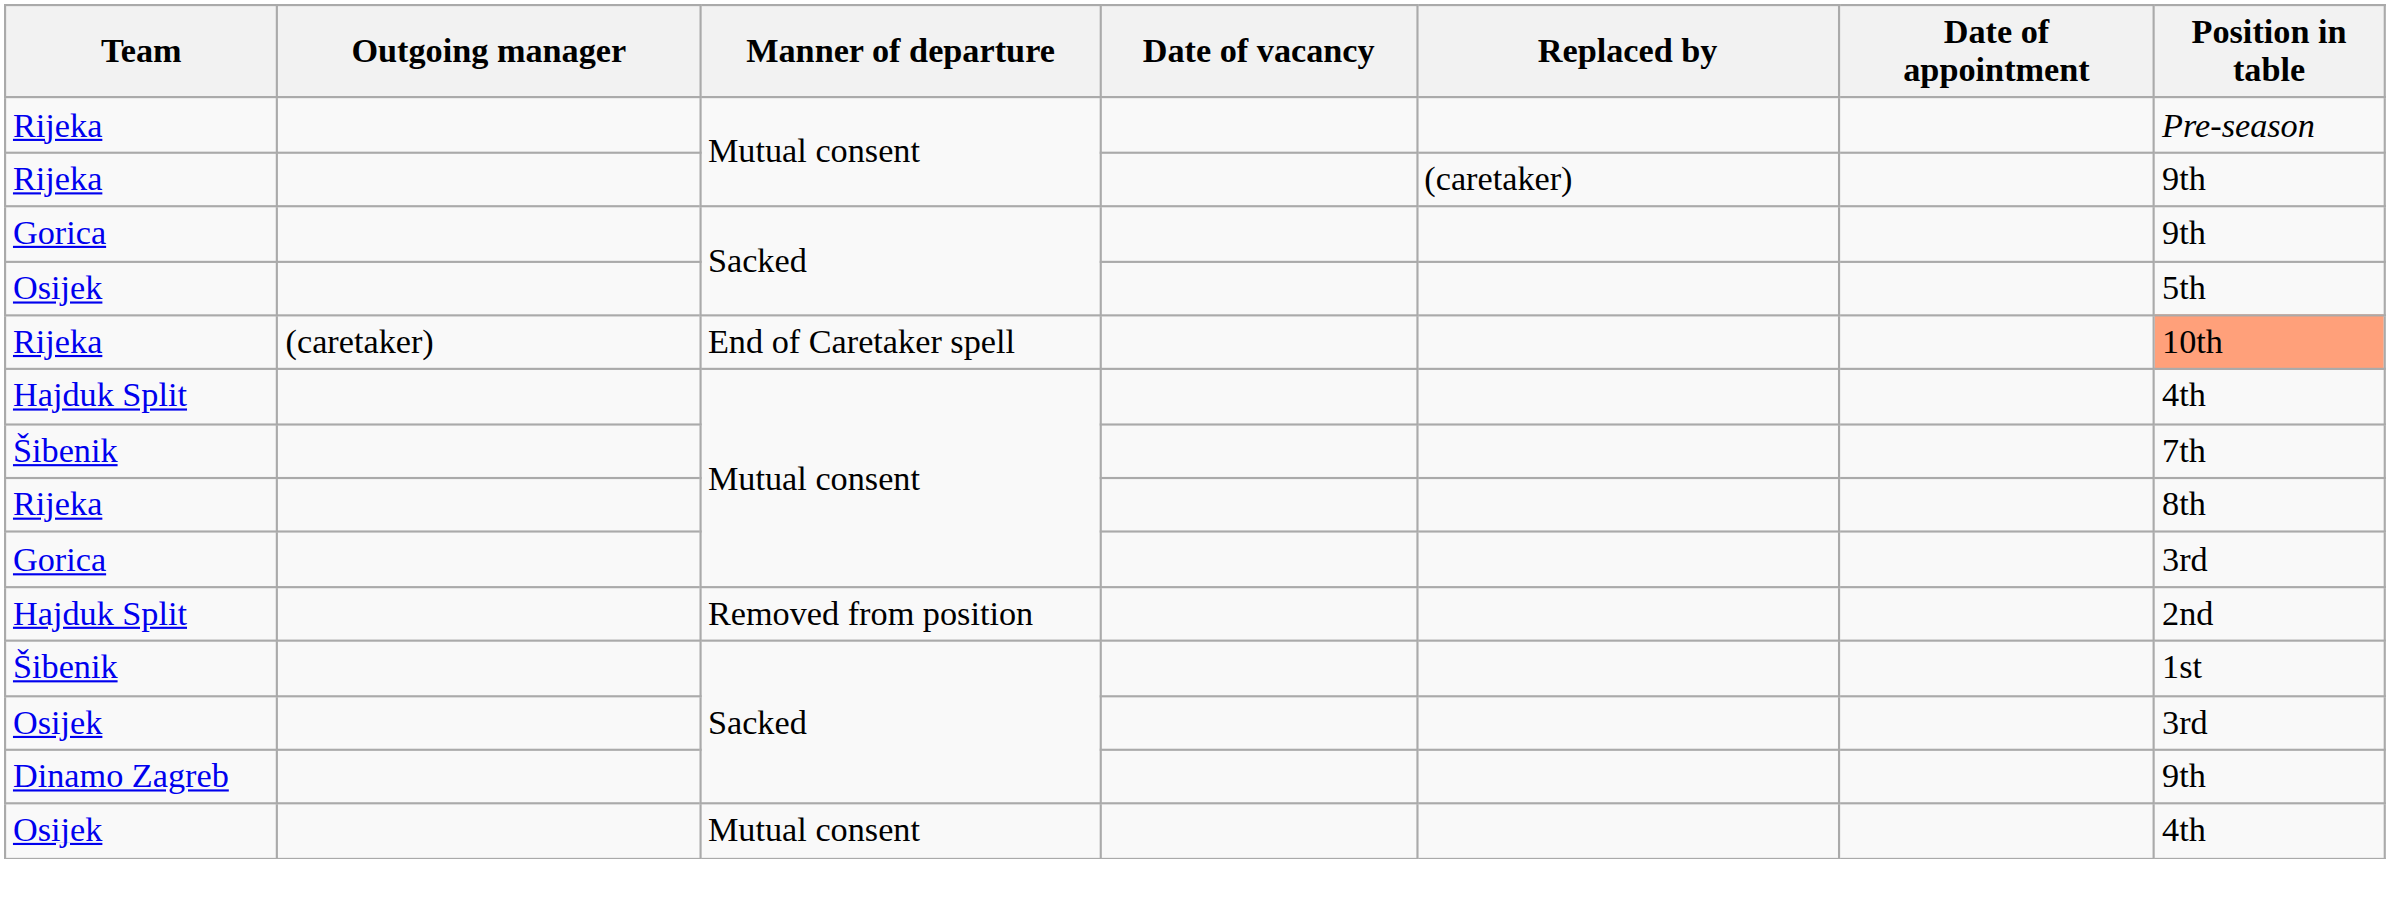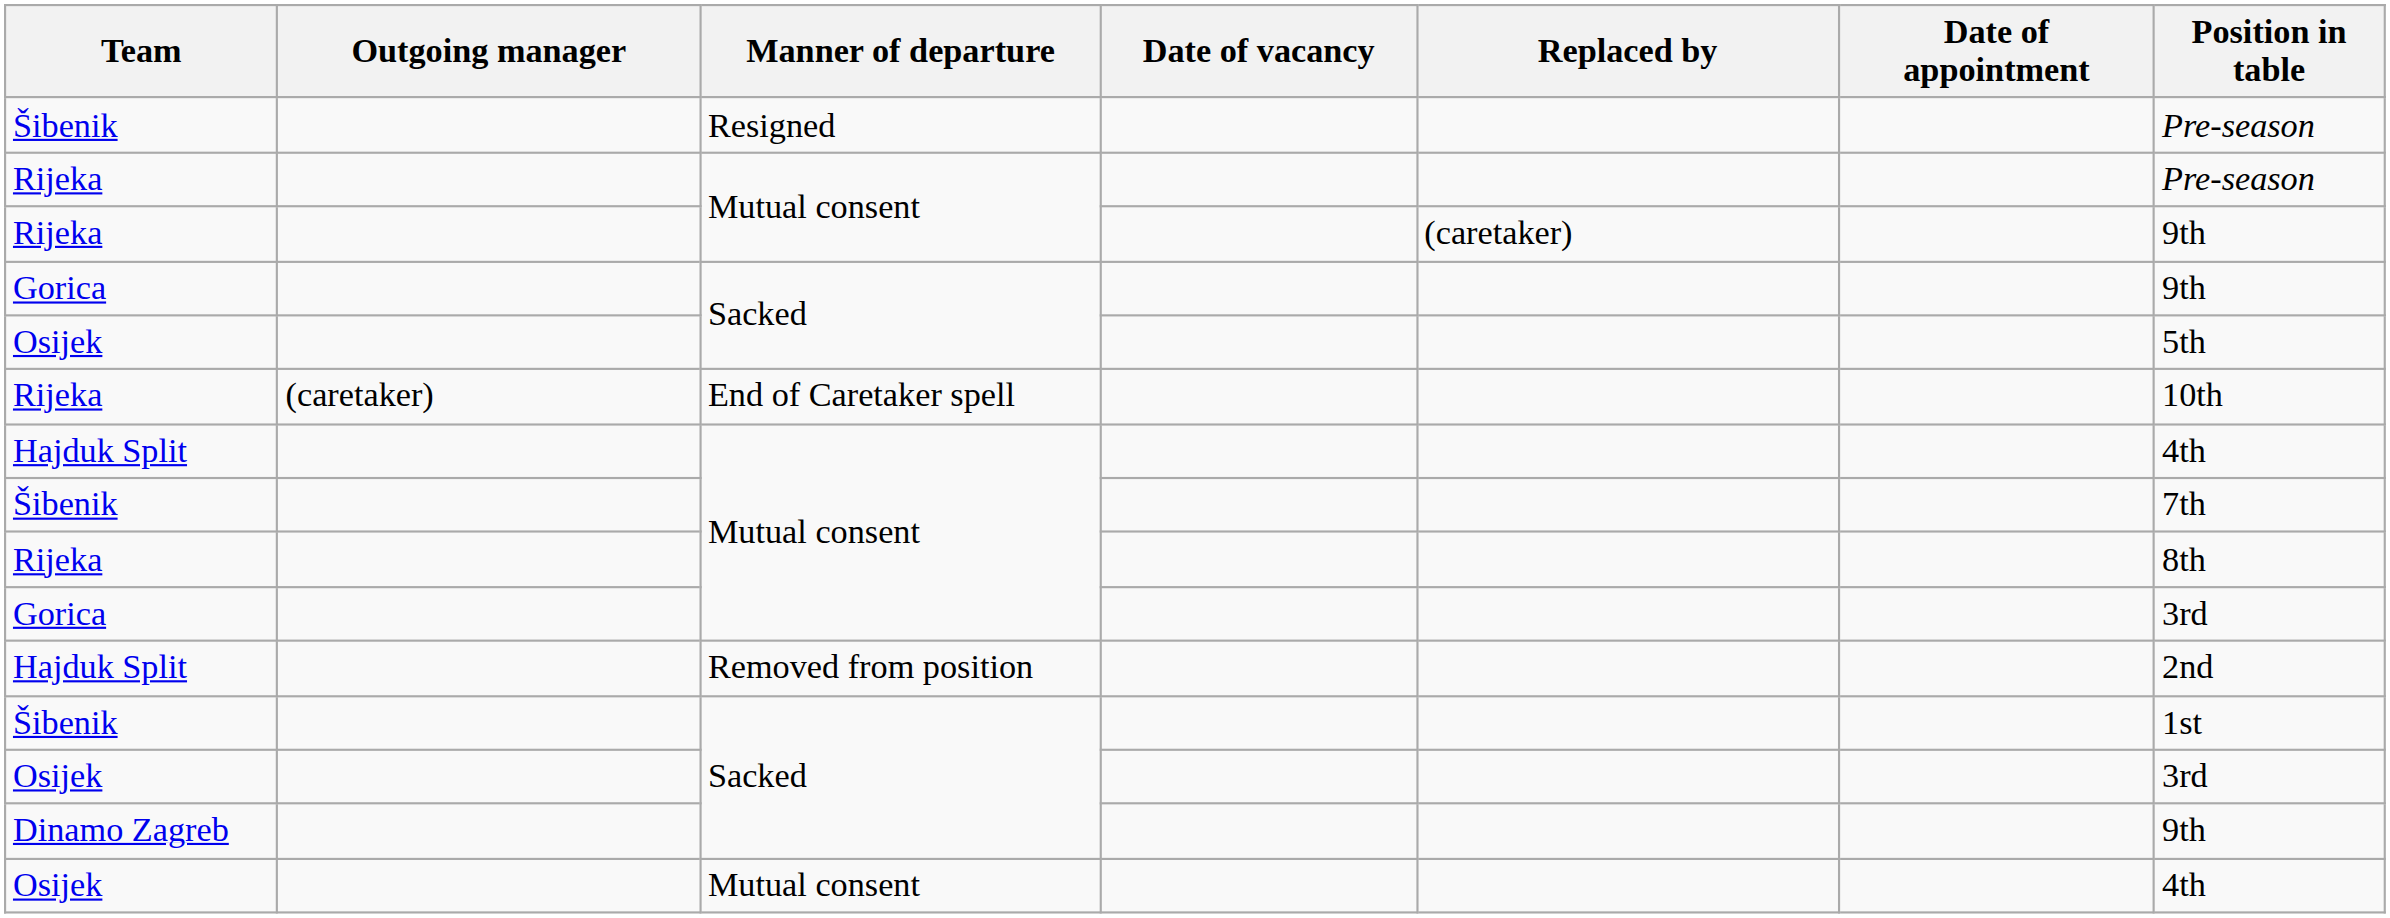+ row: (65, 124)
(2193, 341) lightsalmon background -> (2193, 395) no background
